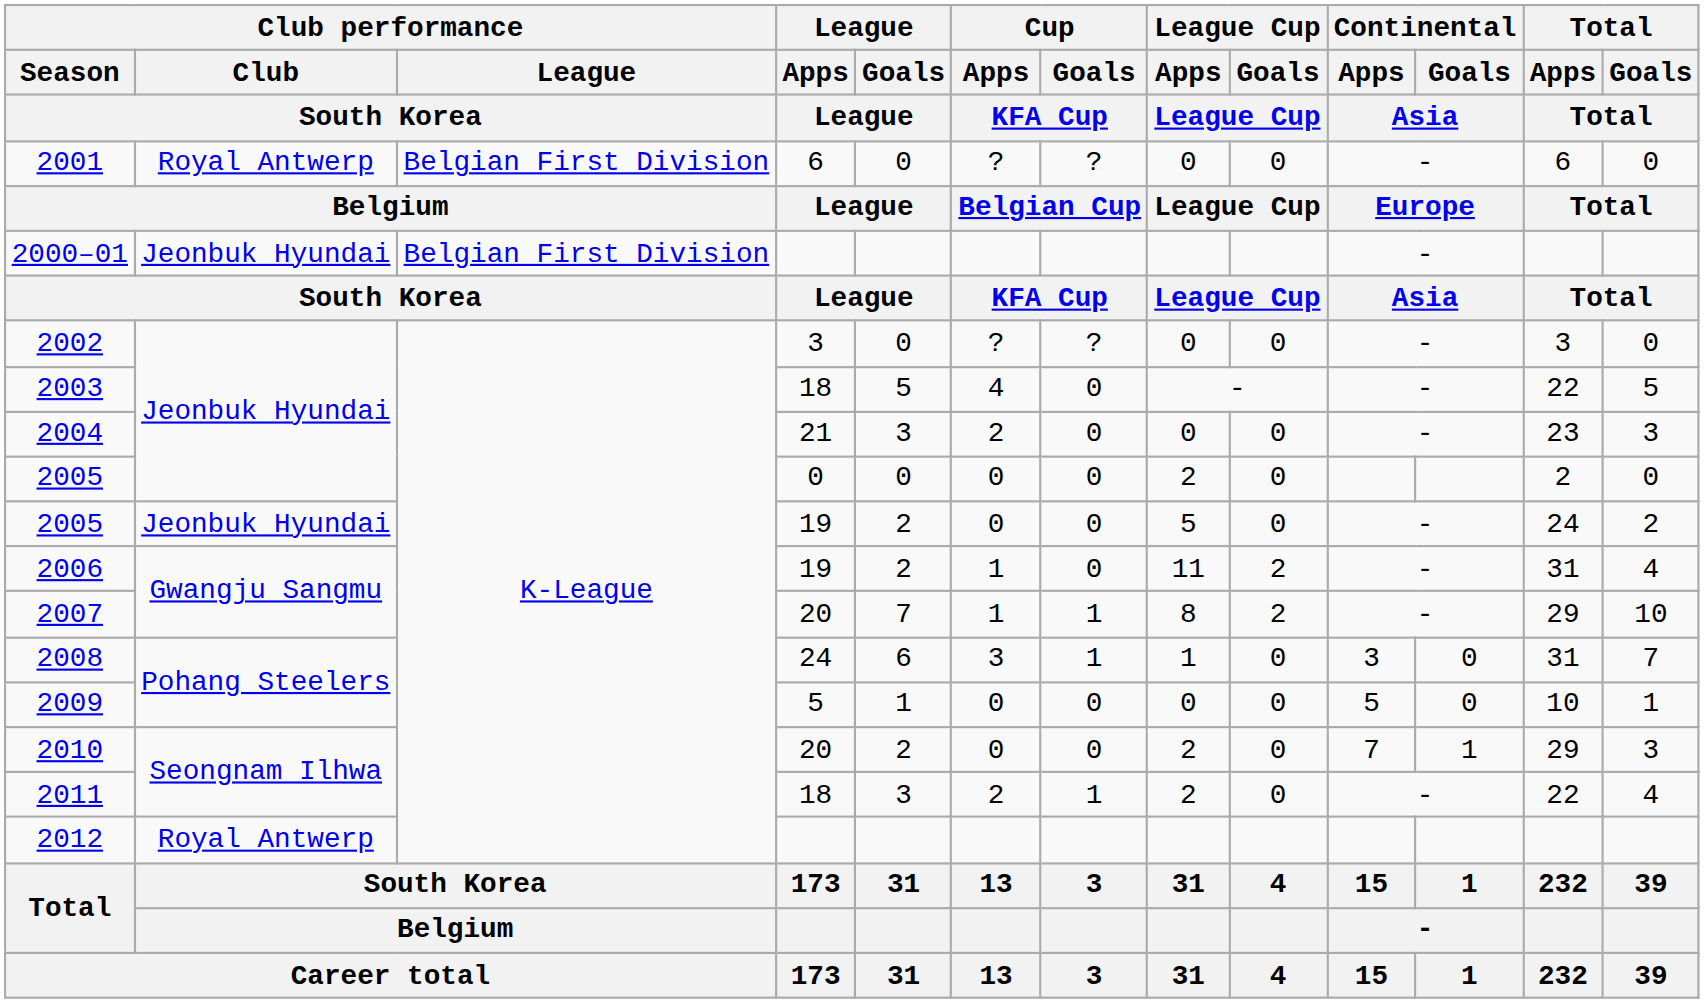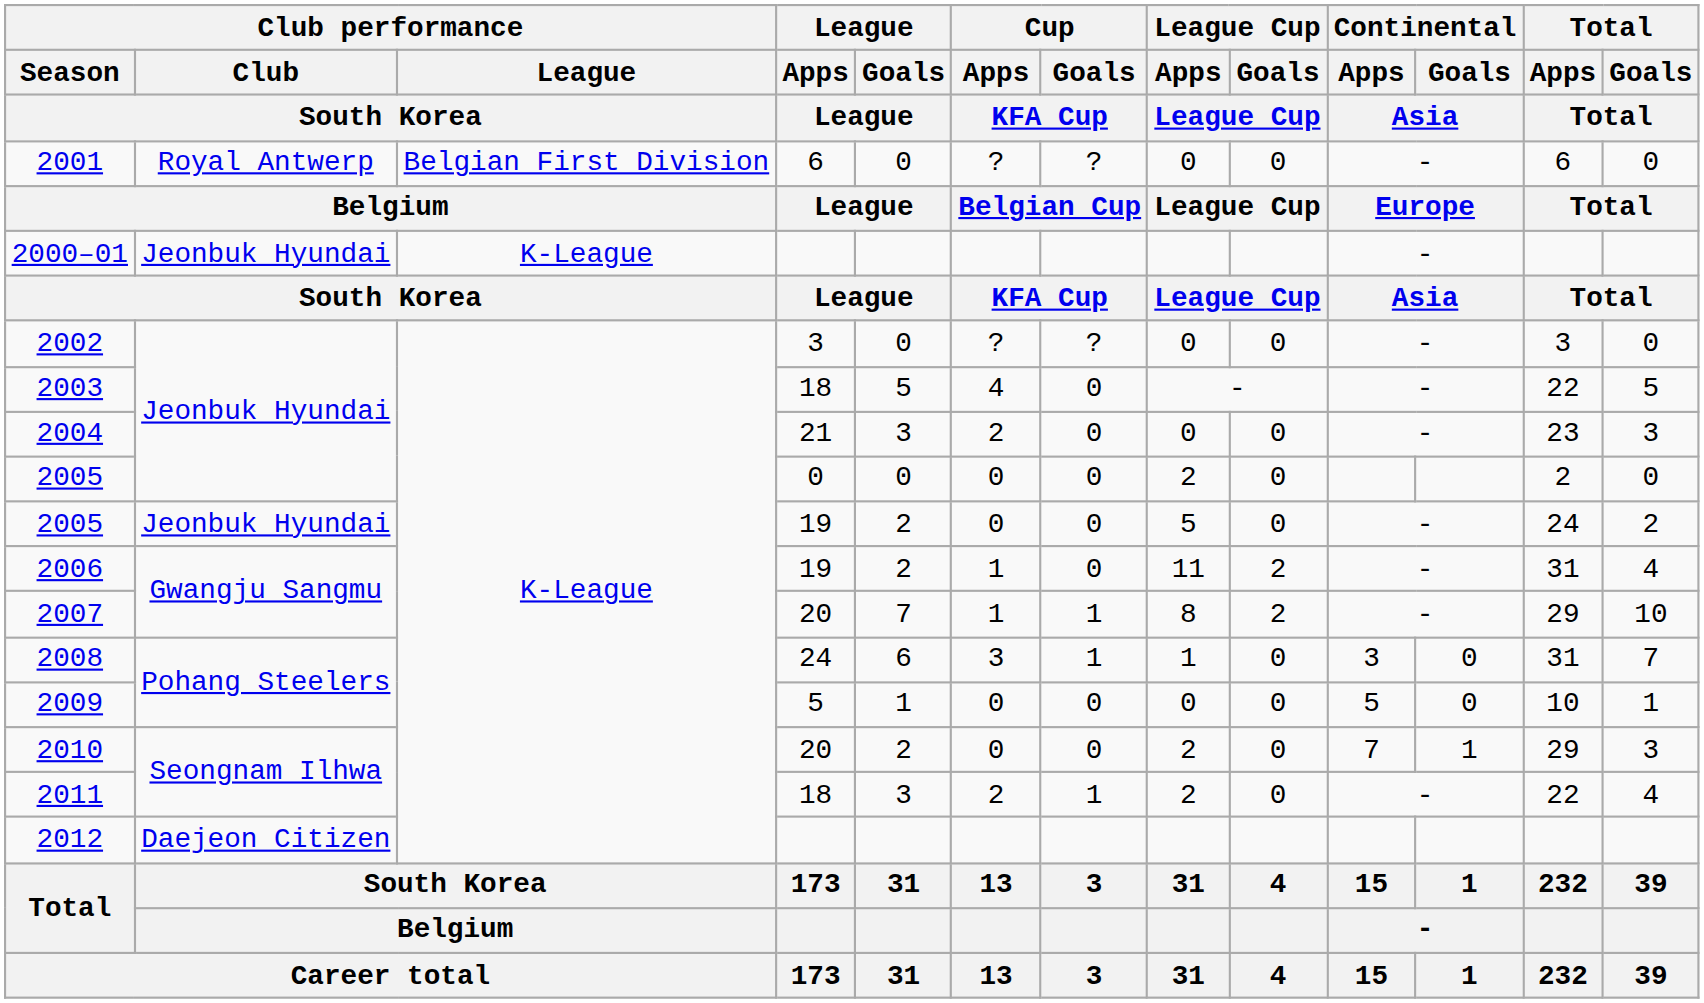(586, 253) Belgian First Division -> (586, 253) K-League
(266, 840) Royal Antwerp -> (266, 840) Daejeon Citizen
